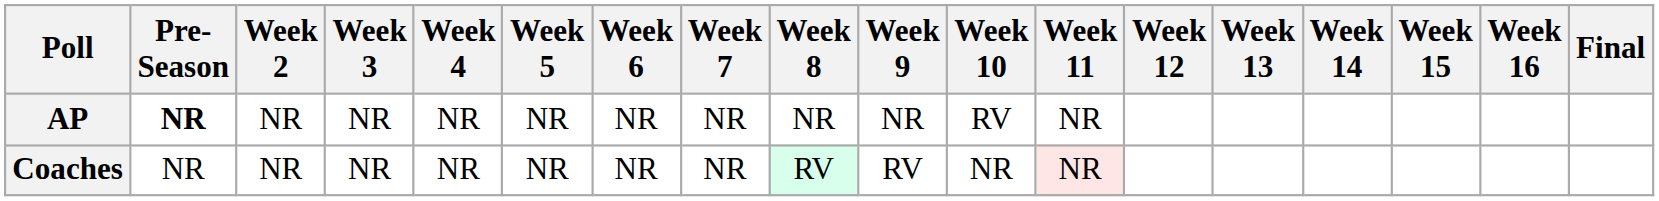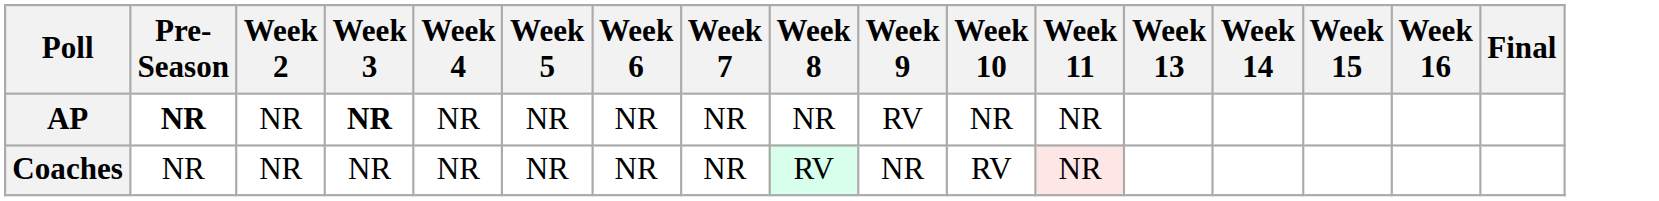- column: (1169, 48)
(370, 118) normal -> (370, 118) bold
(903, 118) NR -> (903, 118) RV
(991, 118) RV -> (991, 118) NR
(903, 169) RV -> (903, 169) NR
(991, 169) NR -> (991, 169) RV
